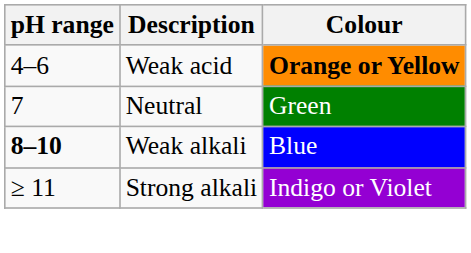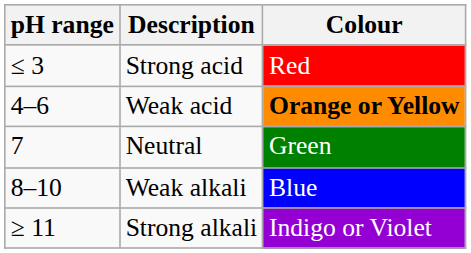+ row: (184, 65)
(36, 146) bold -> (36, 187) normal
